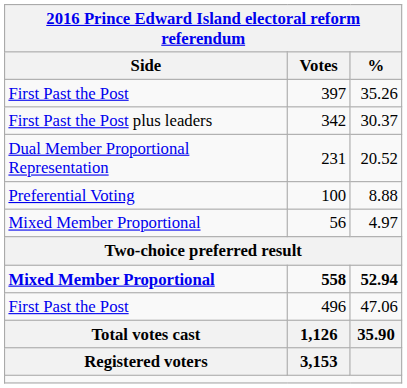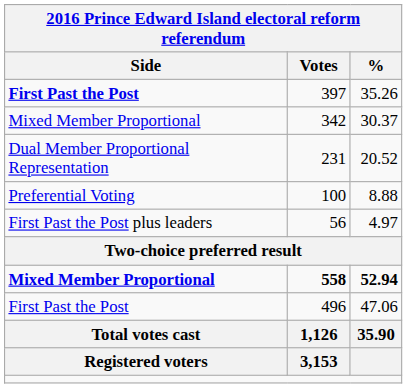(69, 93) normal -> (74, 93) bold
(110, 120) First Past the Post plus leaders -> (104, 120) Mixed Member Proportional
(104, 223) Mixed Member Proportional -> (110, 223) First Past the Post plus leaders
